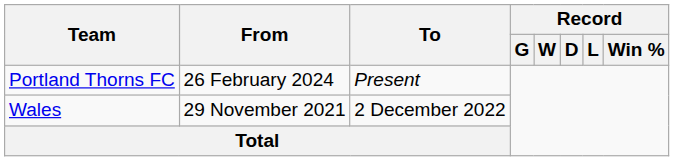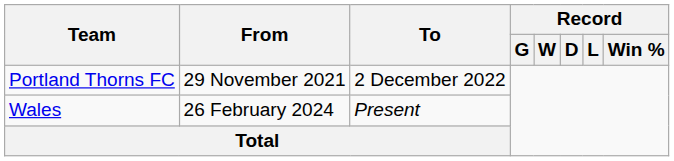(259, 79) 26 February 2024 -> (265, 79) 29 November 2021
(387, 79) Present -> (430, 79) 2 December 2022
(265, 110) 29 November 2021 -> (259, 110) 26 February 2024
(430, 110) 2 December 2022 -> (387, 110) Present
